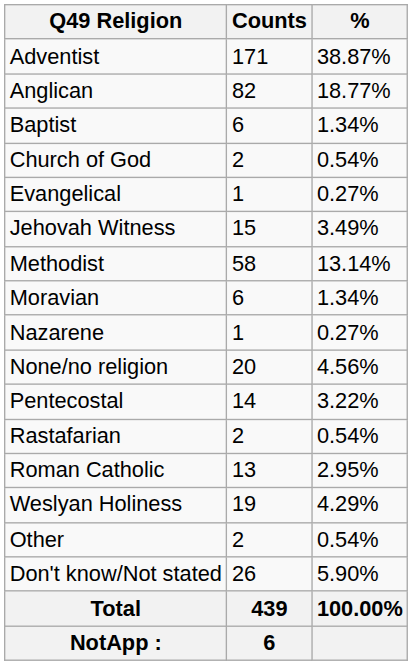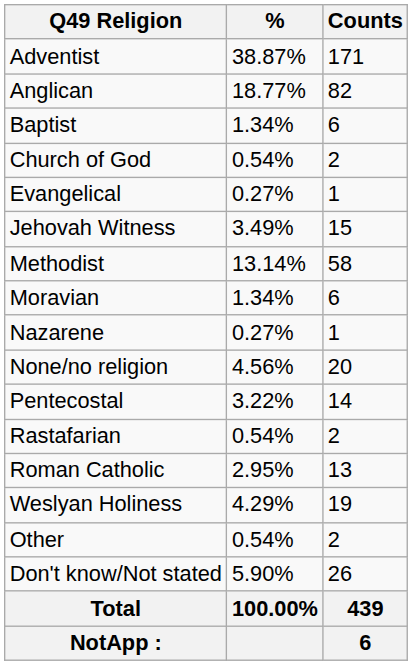columns swapped: (269, 21) <-> (360, 21)
